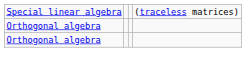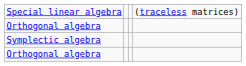+ row: (54, 40)
